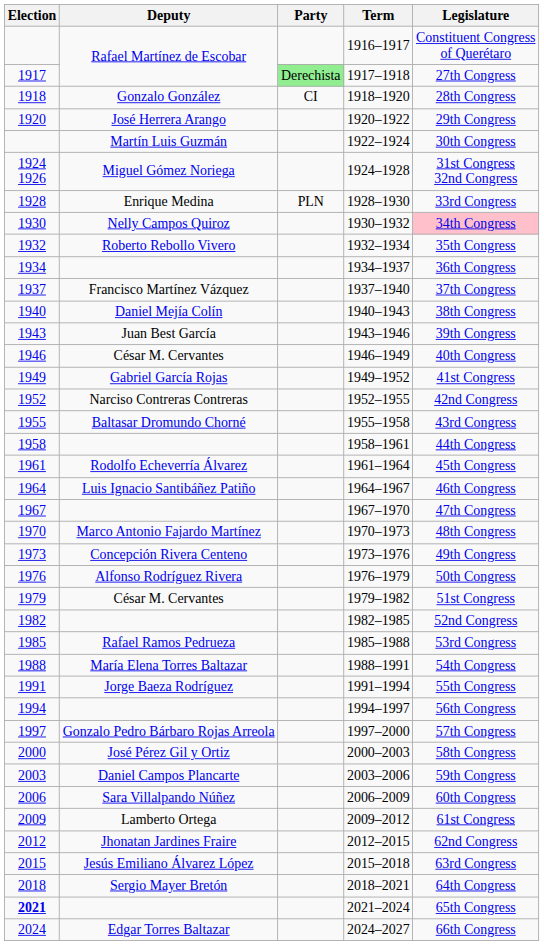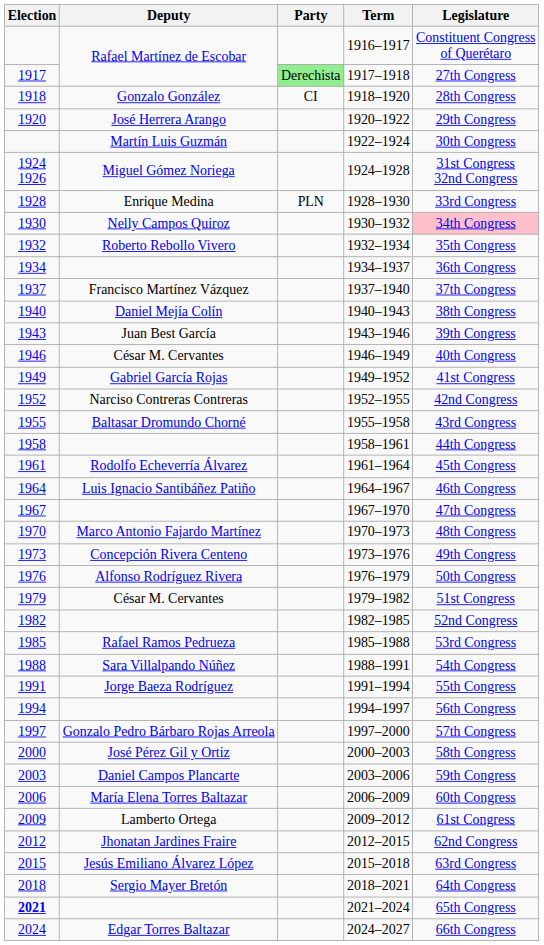(169, 664) María Elena Torres Baltazar -> (169, 664) Sara Villalpando Núñez
(169, 797) Sara Villalpando Núñez -> (169, 797) María Elena Torres Baltazar
